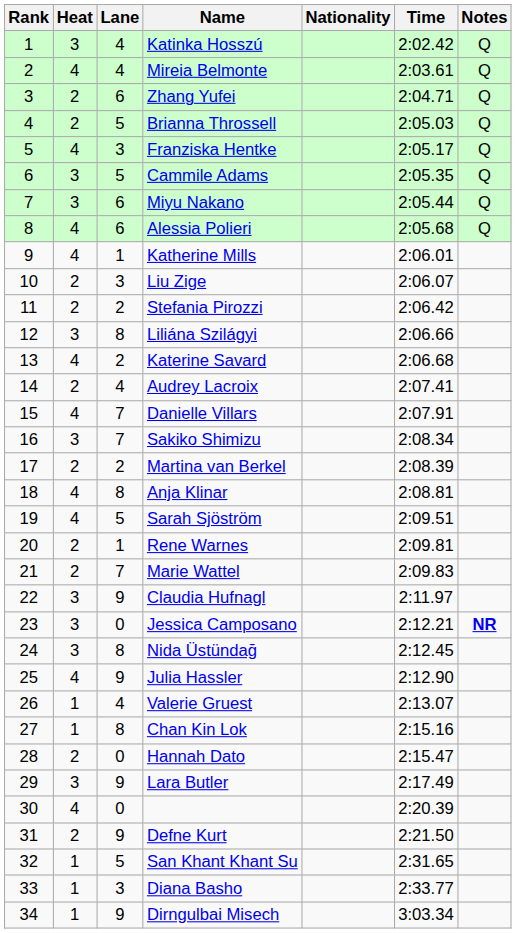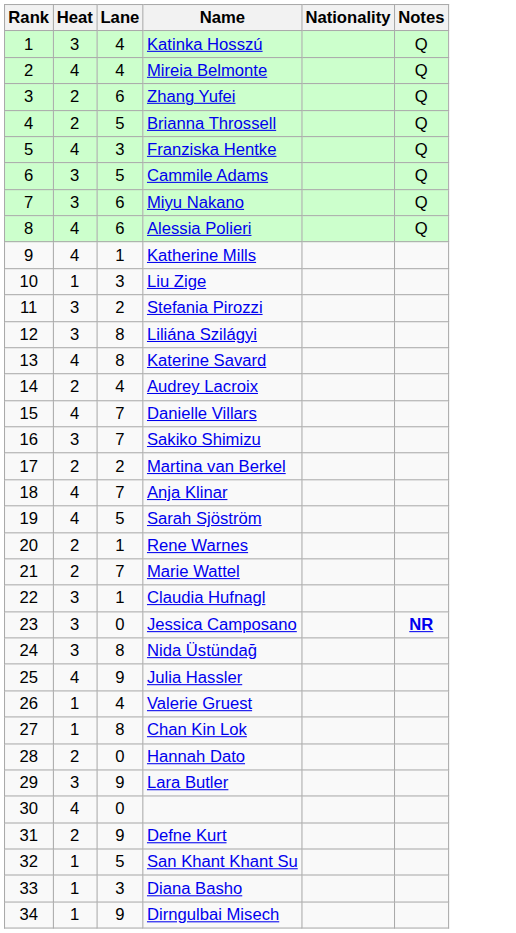- column: (426, 17)
(75, 281) 2 -> (75, 281) 1
(75, 307) 2 -> (75, 307) 3
(120, 360) 2 -> (120, 360) 8
(120, 492) 8 -> (120, 492) 7
(120, 598) 9 -> (120, 598) 1
